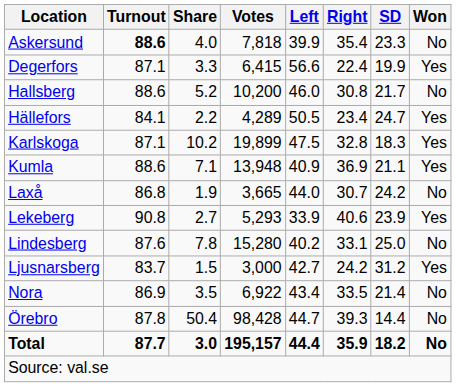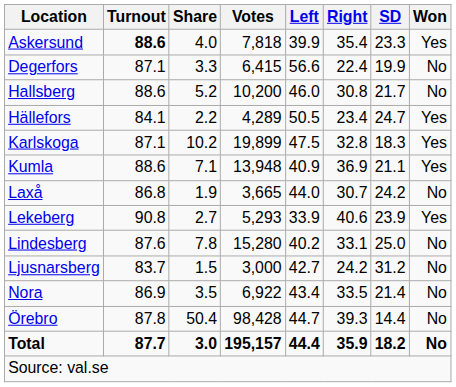(437, 42) No -> (434, 42) Yes
(434, 67) Yes -> (437, 67) No
(434, 268) Yes -> (437, 268) No
